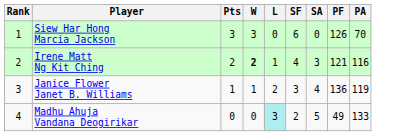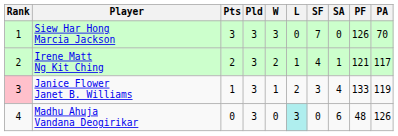+ column: (254, 12)
(296, 34) 6 -> (318, 34) 7
(254, 62) bold -> (276, 62) normal
(317, 62) 3 -> (339, 62) 1
(360, 62) 116 -> (382, 62) 117
(18, 89) no background -> (18, 89) pink background
(338, 89) 136 -> (360, 89) 133
(296, 117) 2 -> (318, 117) 0
(317, 117) 5 -> (339, 117) 6
(338, 117) 49 -> (360, 117) 48
(360, 117) 133 -> (382, 117) 126
